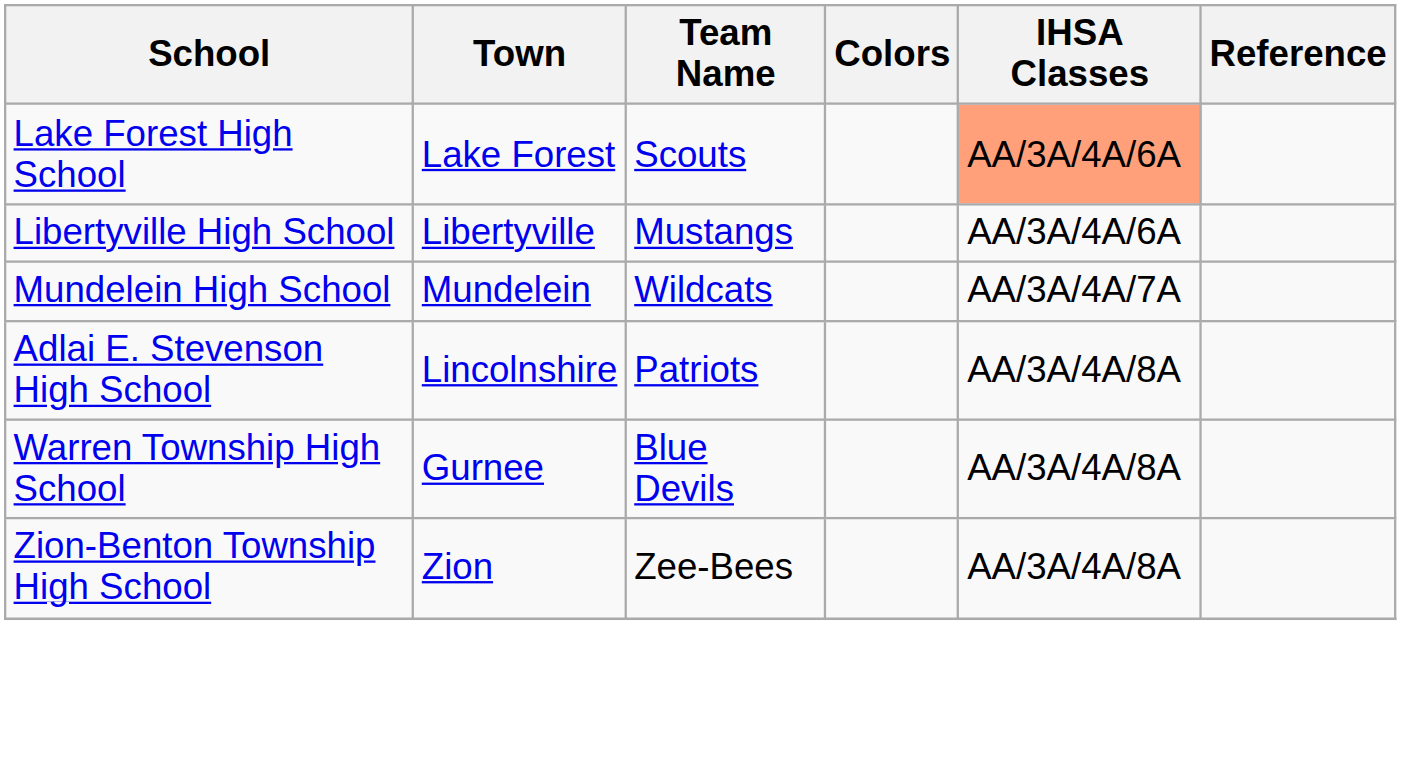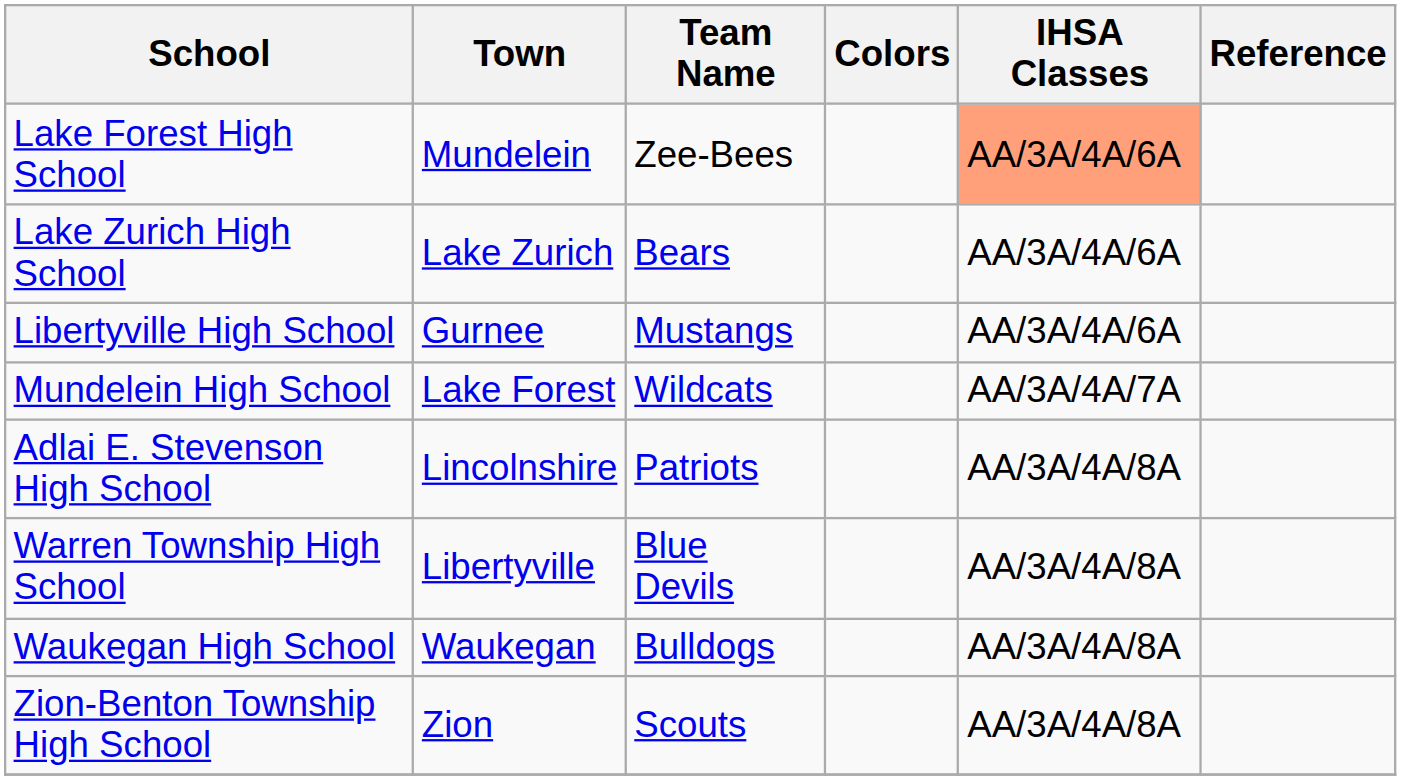(519, 153) Lake Forest -> (506, 153) Mundelein
(690, 153) Scouts -> (714, 153) Zee-Bees
+ row: (152, 252)
(508, 232) Libertyville -> (483, 331) Gurnee
(506, 290) Mundelein -> (519, 389) Lake Forest
(483, 468) Gurnee -> (508, 567) Libertyville
+ row: (204, 646)
(714, 567) Zee-Bees -> (690, 725) Scouts
